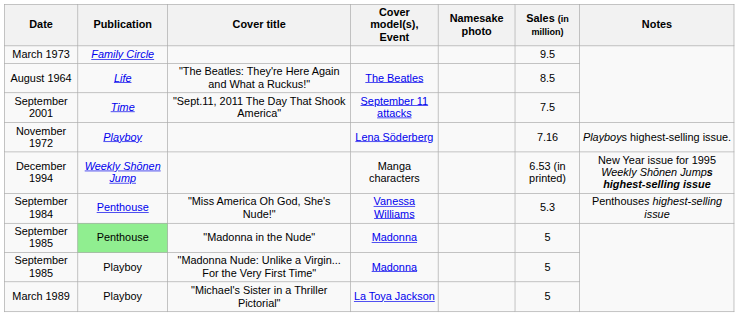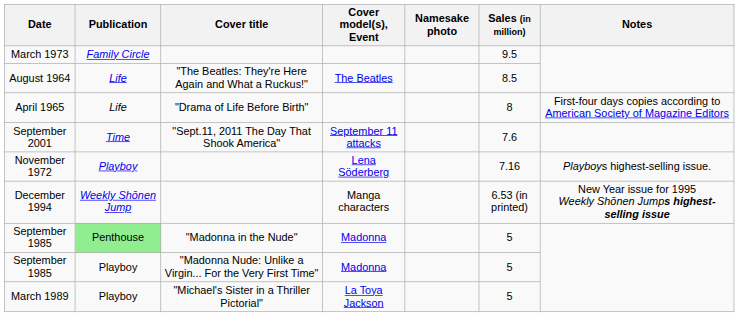+ row: (40, 107)
(548, 107) 7.5 -> (510, 137) 7.6
- row: (41, 208)
